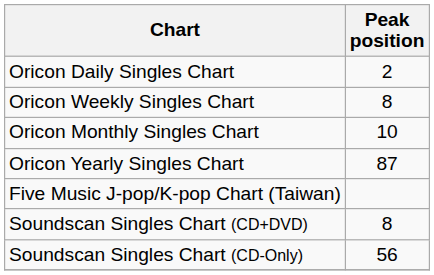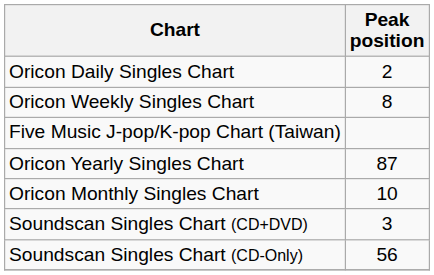rows swapped: (134, 132) <-> (175, 193)
(387, 224) 8 -> (387, 224) 3
